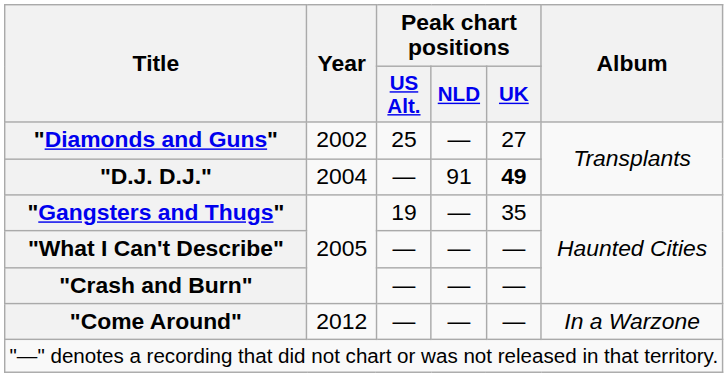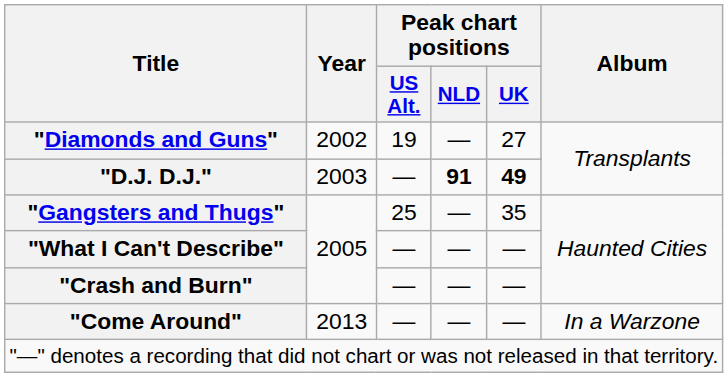(404, 140) 25 -> (404, 140) 19
(342, 176) 2004 -> (342, 176) 2003
(459, 176) normal -> (459, 176) bold
(404, 212) 19 -> (404, 212) 25
(342, 321) 2012 -> (342, 321) 2013
